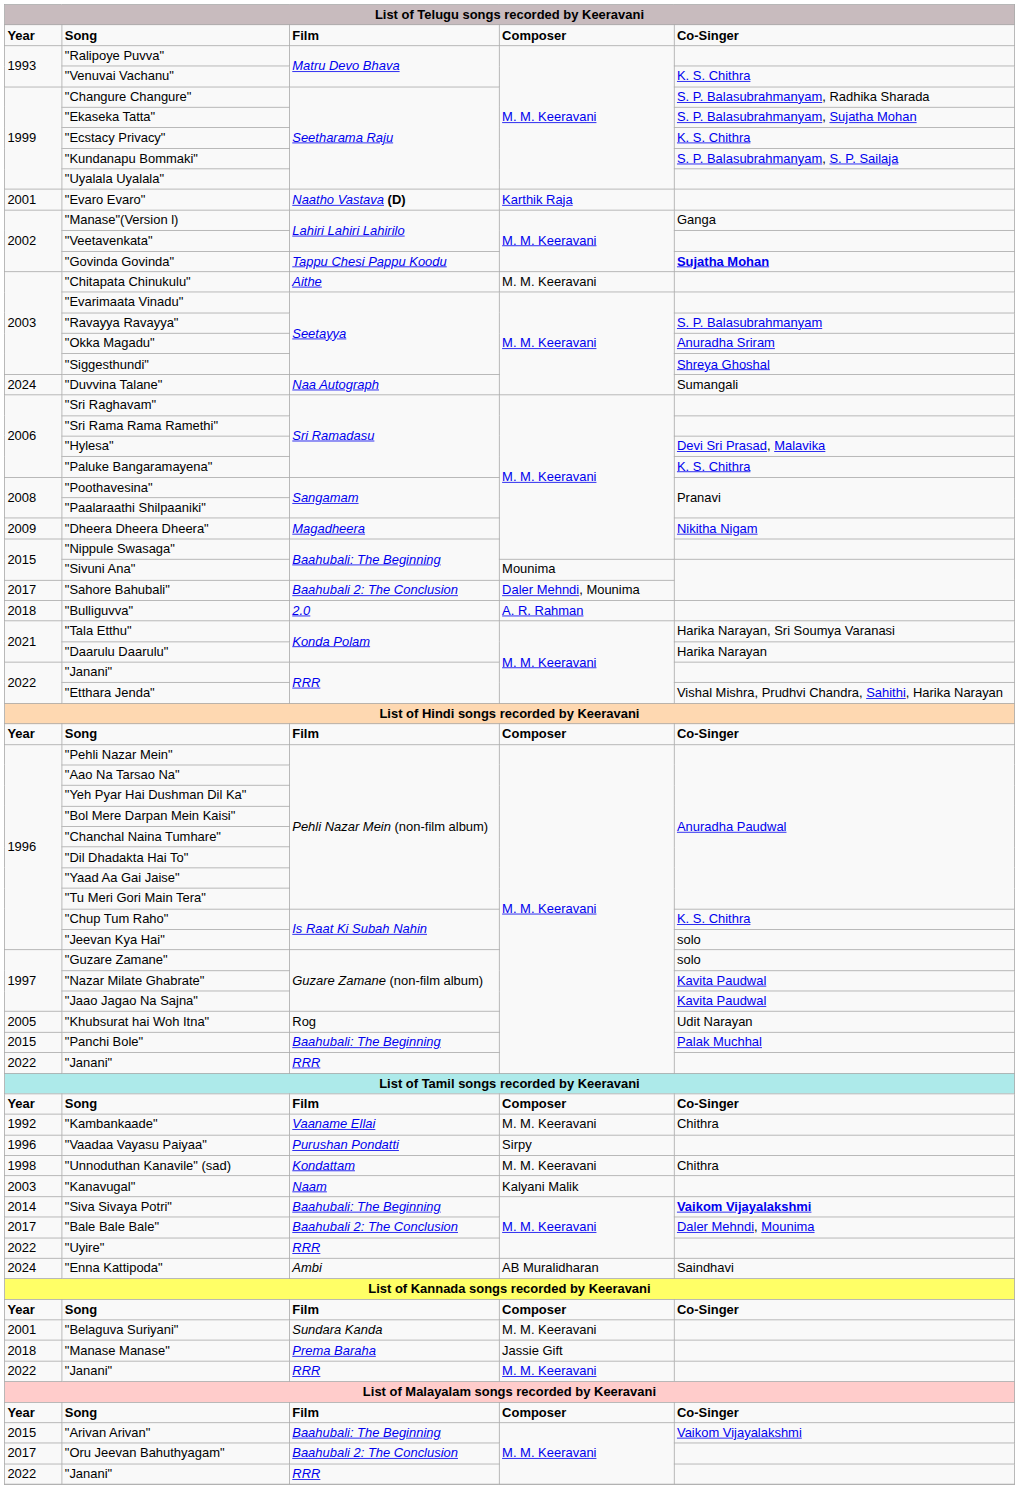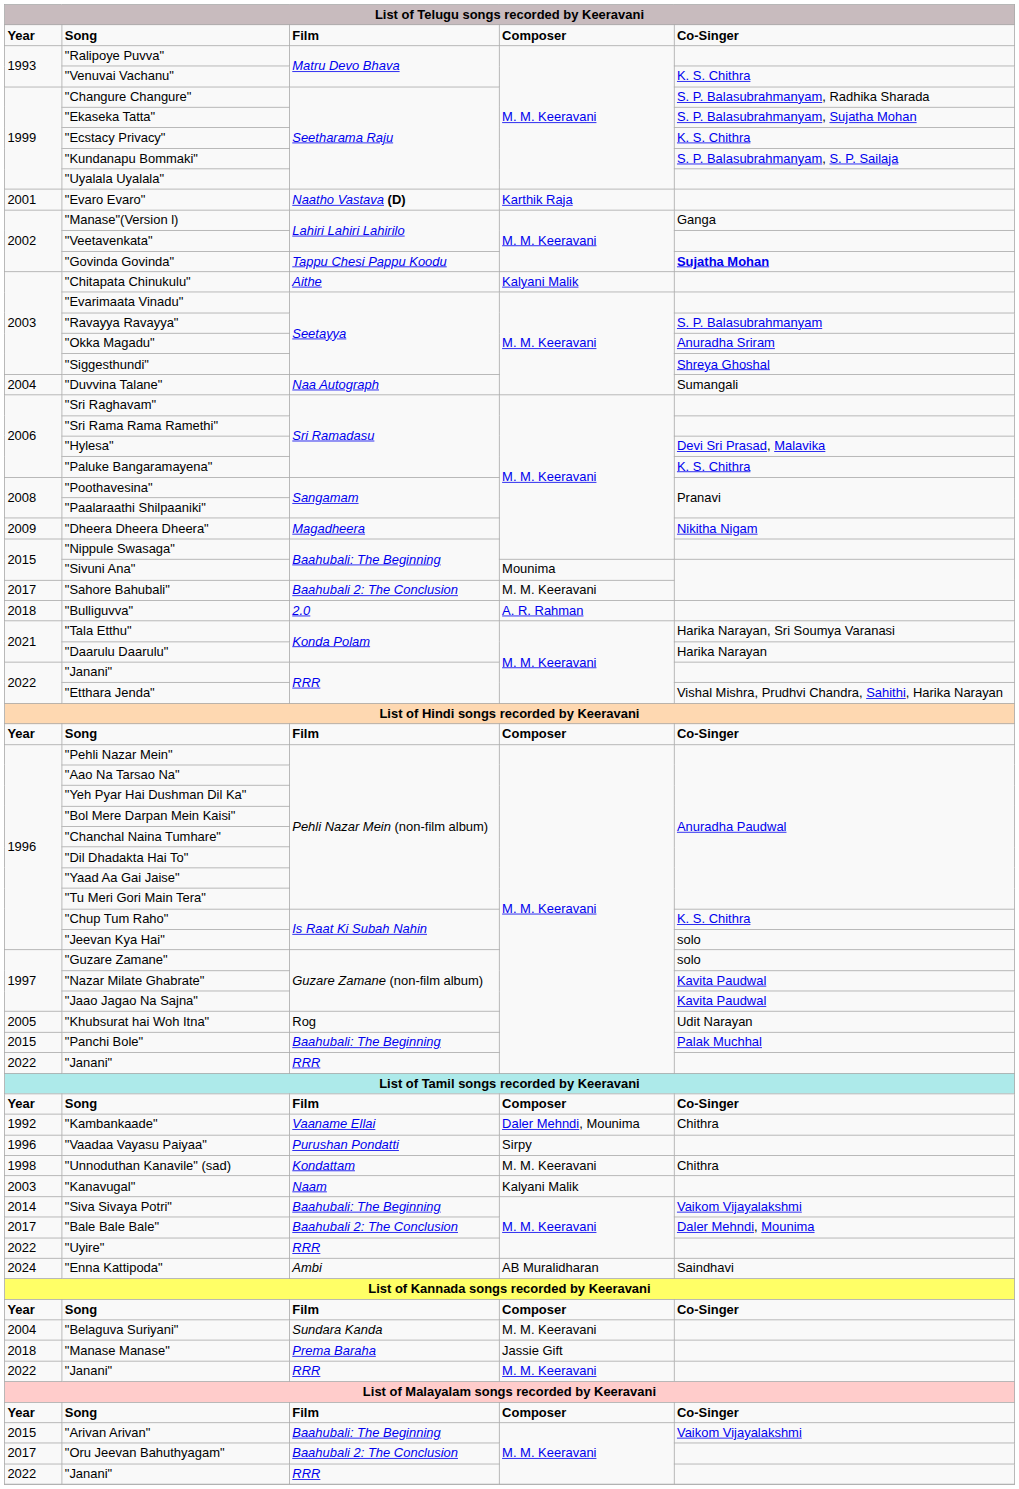(549, 281) M. M. Keeravani -> (540, 281) Kalyani Malik
(22, 384) 2024 -> (22, 384) 2004
(571, 590) Daler Mehndi, Mounima -> (549, 590) M. M. Keeravani
(549, 1124) M. M. Keeravani -> (571, 1124) Daler Mehndi, Mounima
(744, 1206) bold -> (739, 1206) normal
(22, 1330) 2001 -> (22, 1330) 2004
